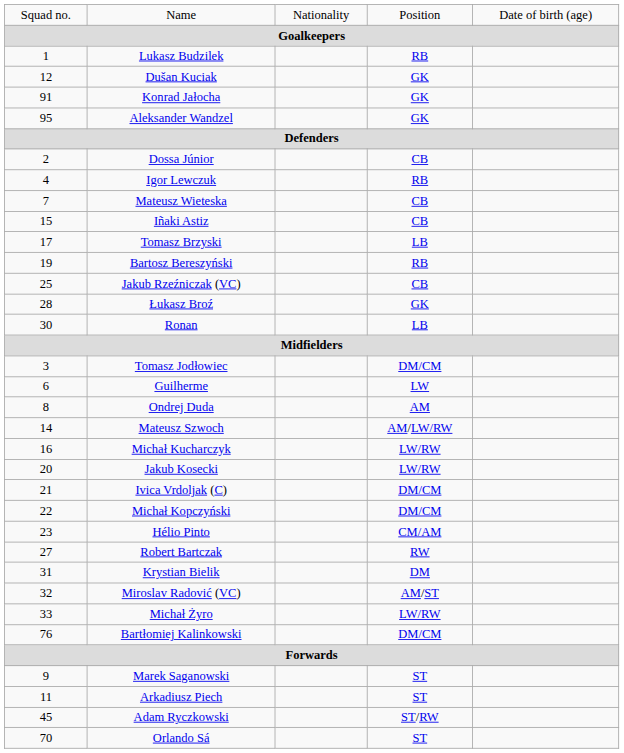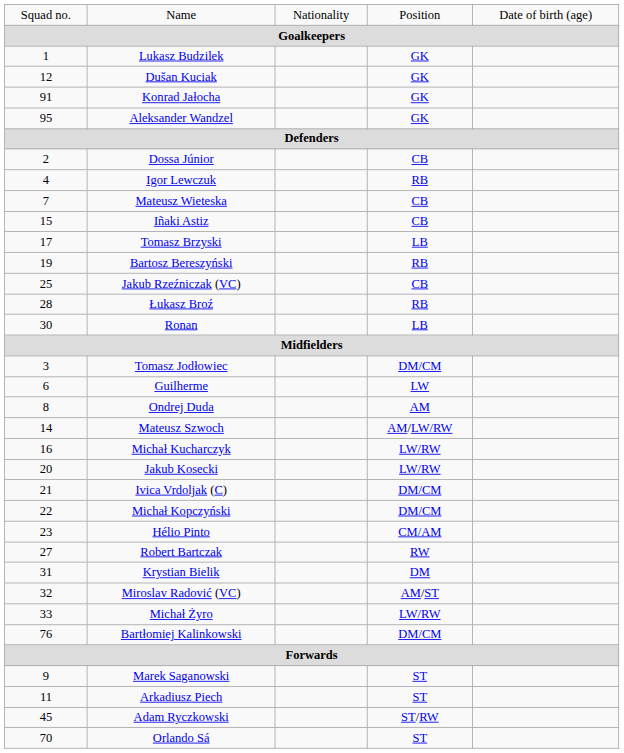(420, 56) RB -> (420, 56) GK
(420, 304) GK -> (420, 304) RB
